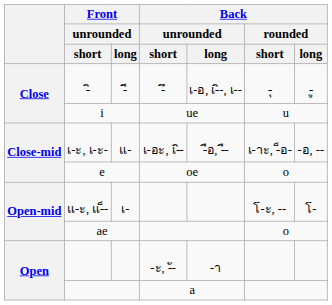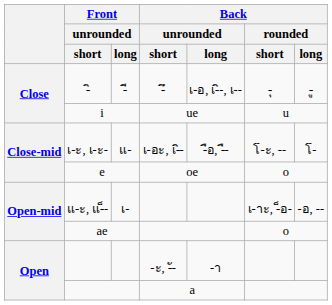(270, 150) เ-าะ, -็อ- -> (270, 150) โ-ะ, --
(311, 150) -อ, -- -> (311, 150) โ-
(270, 209) โ-ะ, -- -> (270, 209) เ-าะ, -็อ-
(311, 209) โ- -> (311, 209) -อ, --
